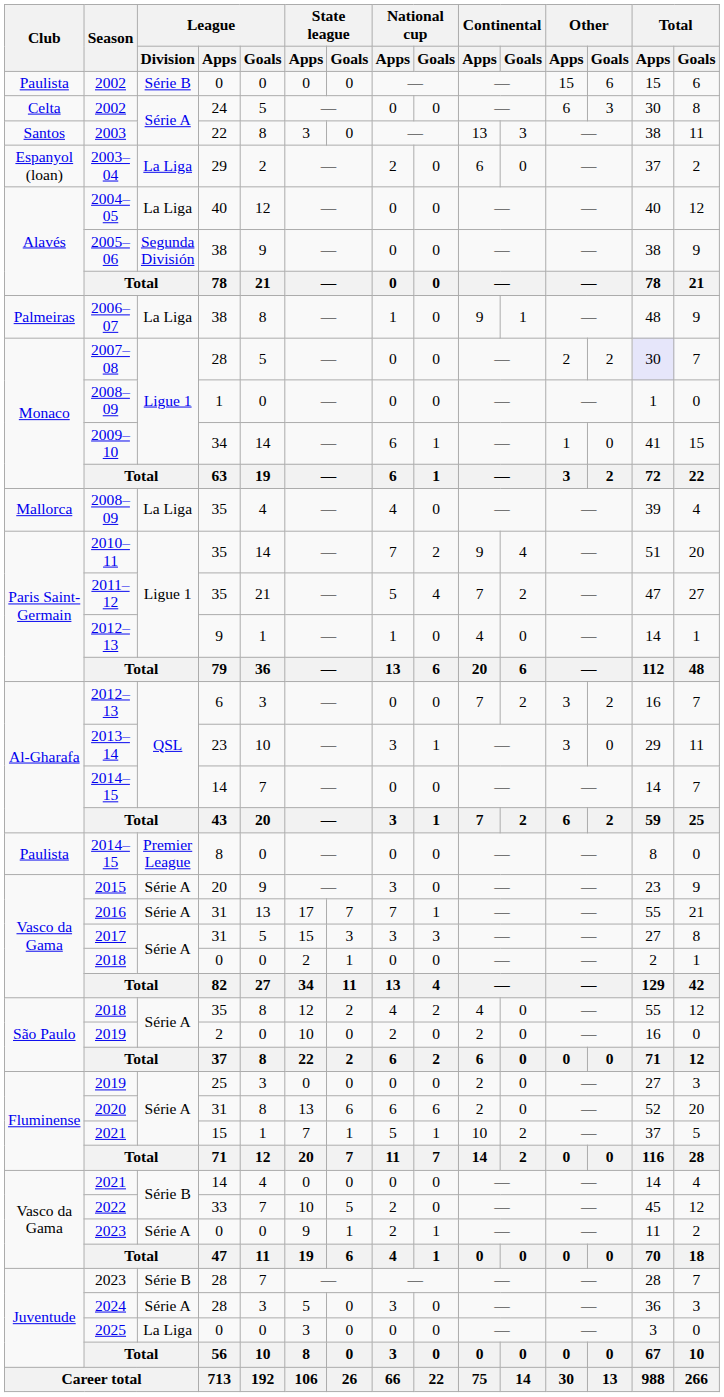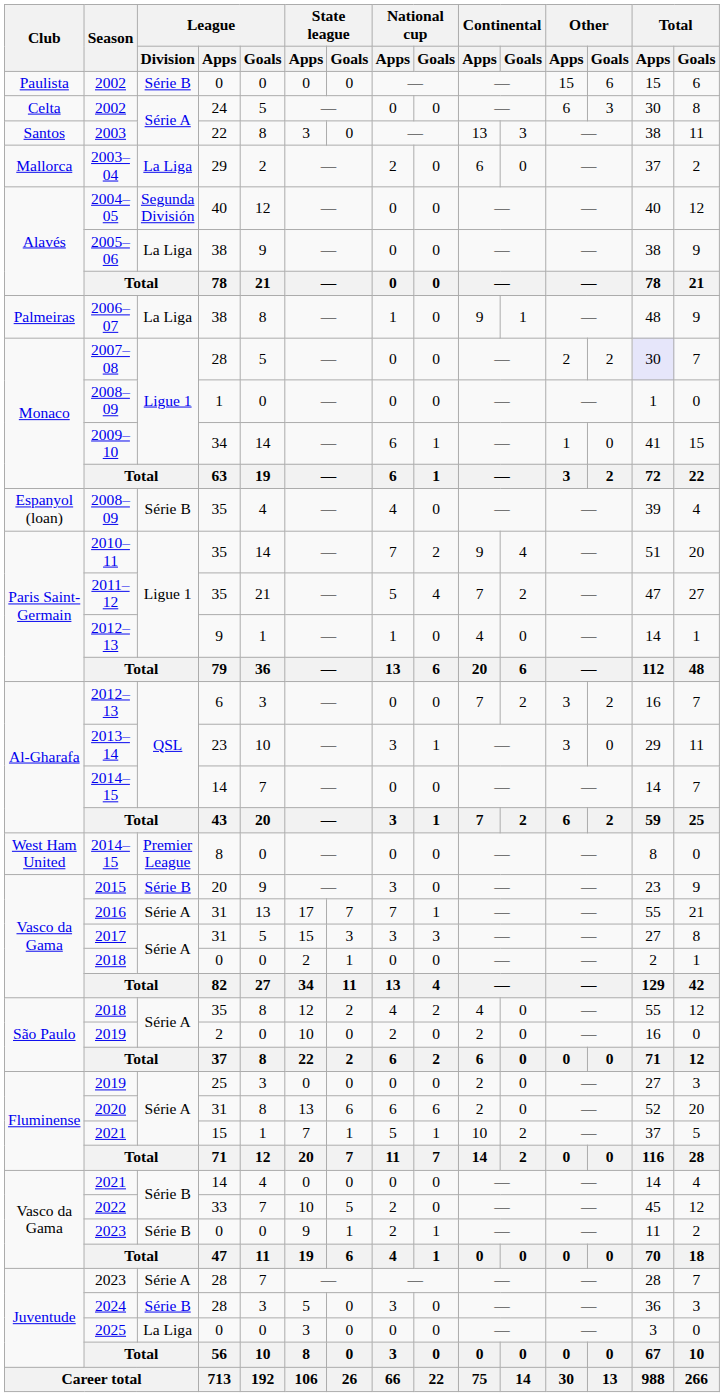(44, 166) Espanyol (loan) -> (44, 166) Mallorca
(168, 208) La Liga -> (168, 208) Segunda División
(168, 250) Segunda División -> (168, 250) La Liga
(44, 509) Mallorca -> (44, 509) Espanyol (loan)
(168, 509) La Liga -> (168, 509) Série B
(44, 853) Paulista -> (44, 853) West Ham United
(168, 886) Série A -> (168, 886) Série B
(168, 1231) Série A -> (168, 1231) Série B
(168, 1280) Série B -> (168, 1280) Série A
(168, 1305) Série A -> (168, 1305) Série B
